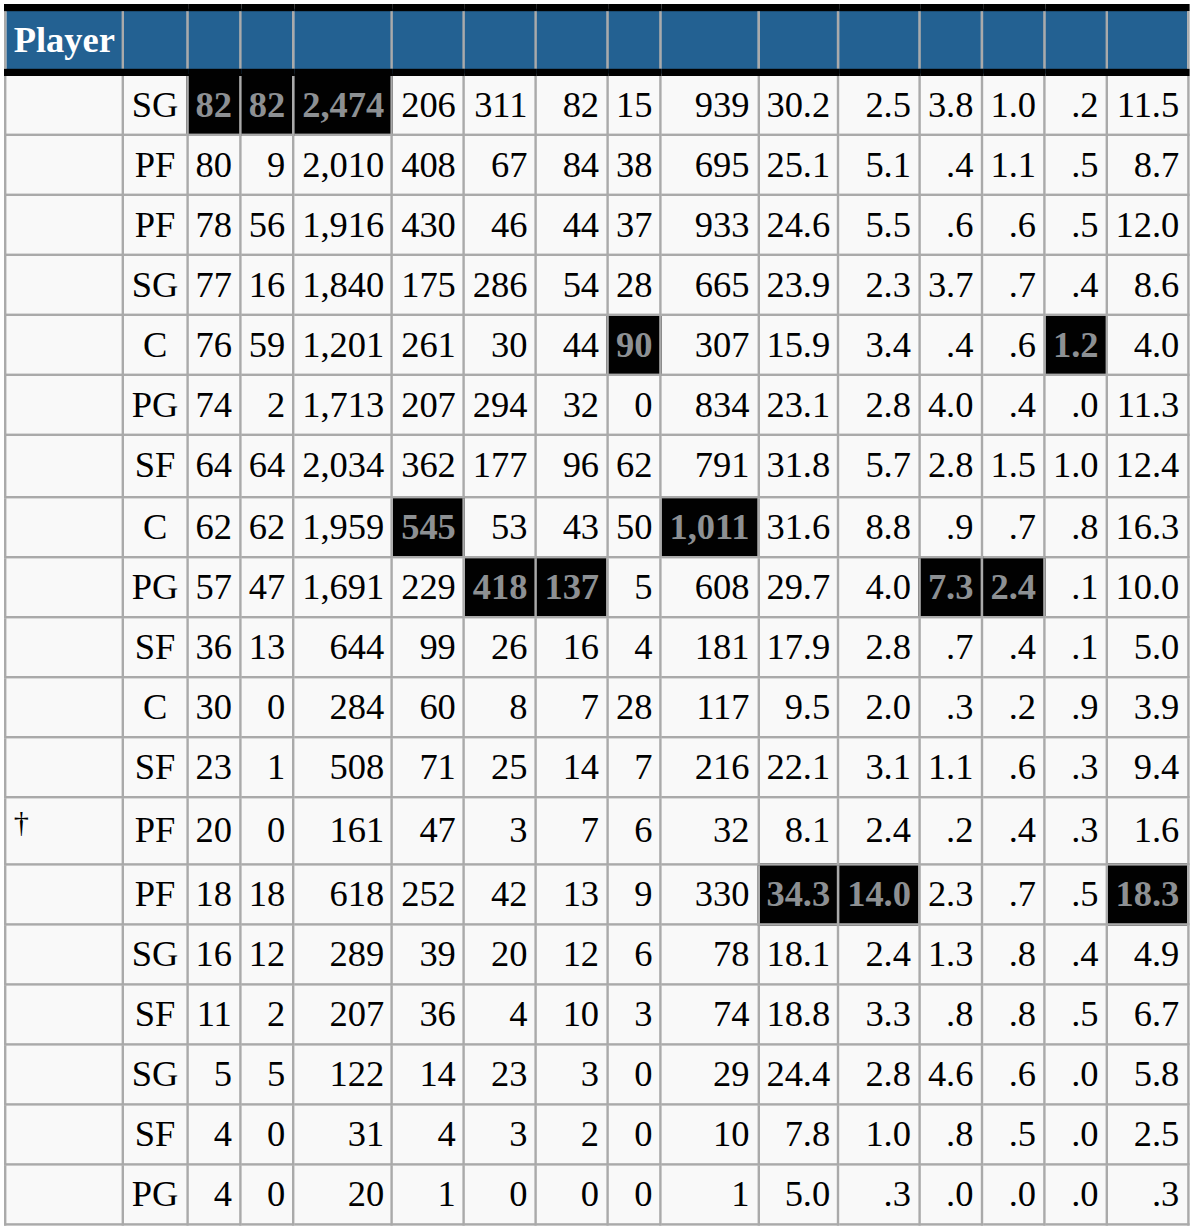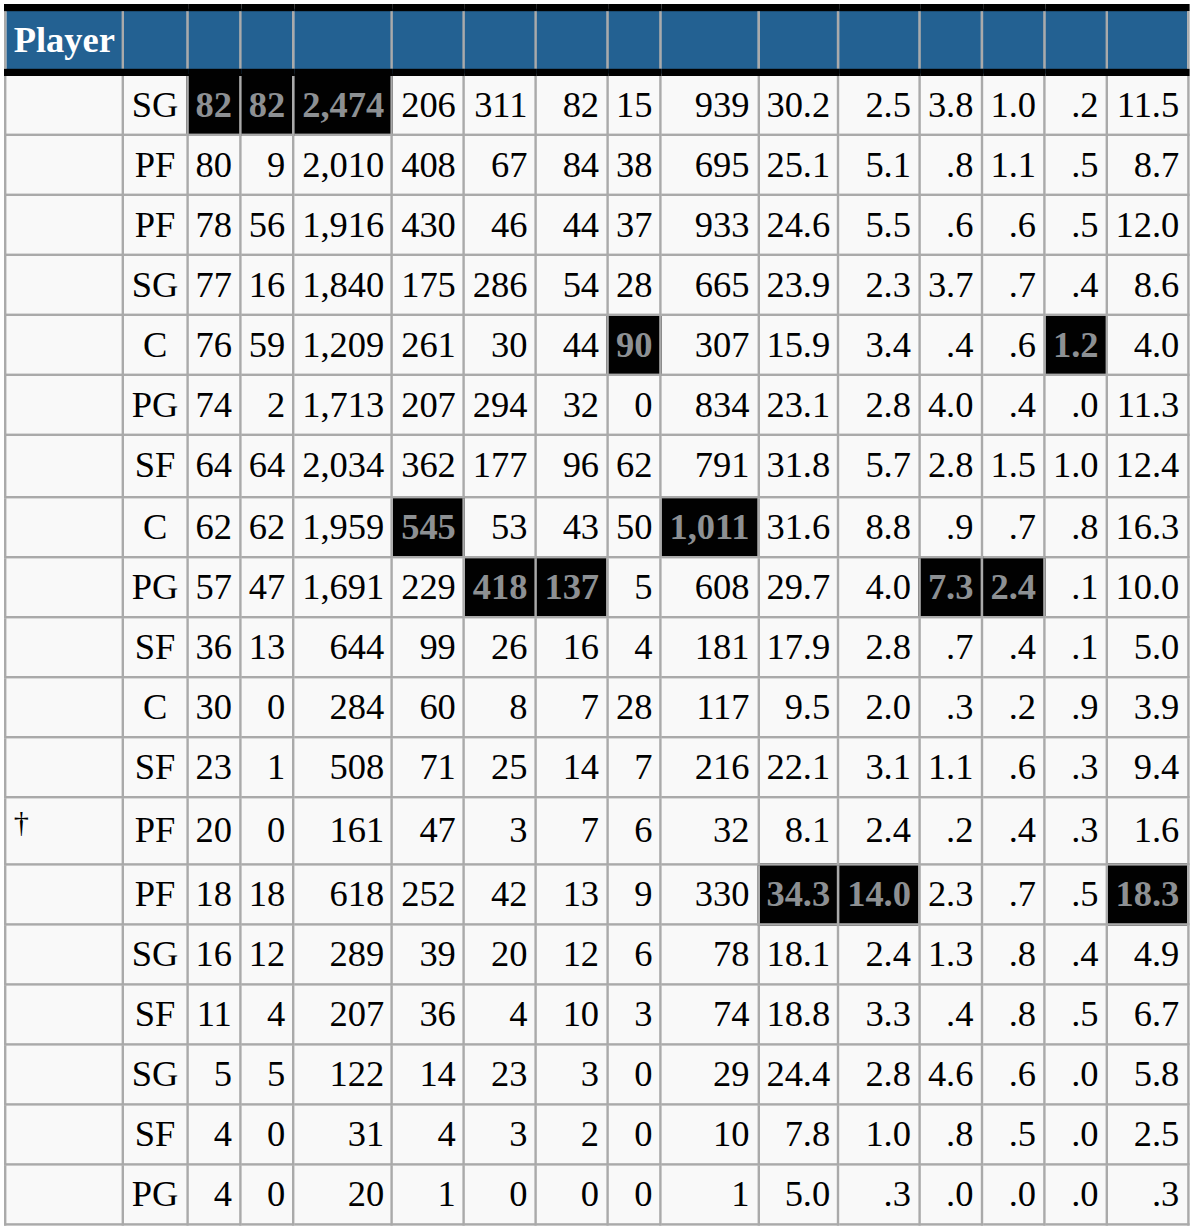(960, 164) .4 -> (960, 164) .8
(343, 345) 1,201 -> (343, 345) 1,209
(276, 1014) 2 -> (276, 1014) 4
(960, 1014) .8 -> (960, 1014) .4
